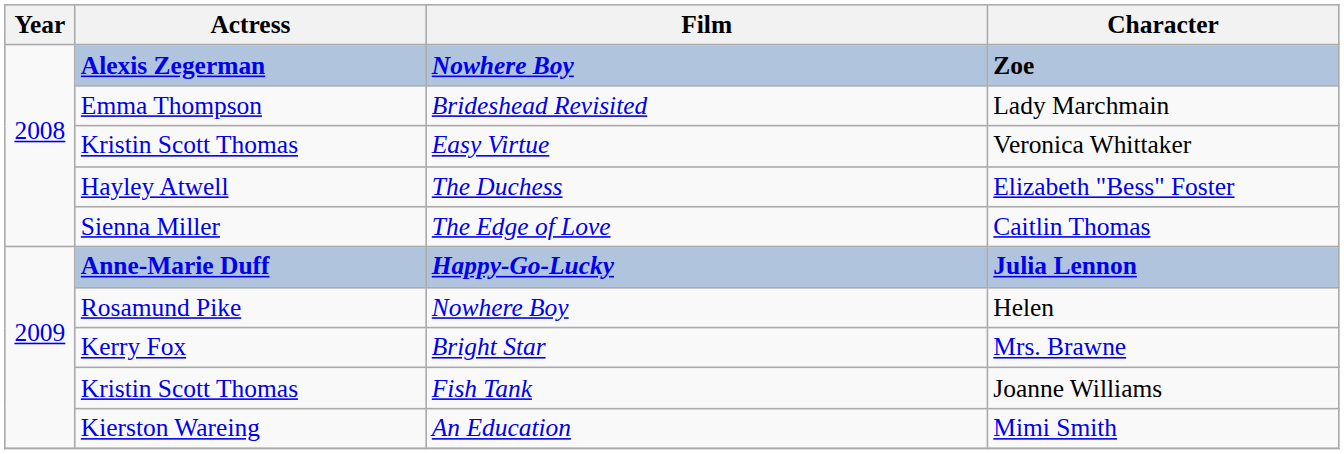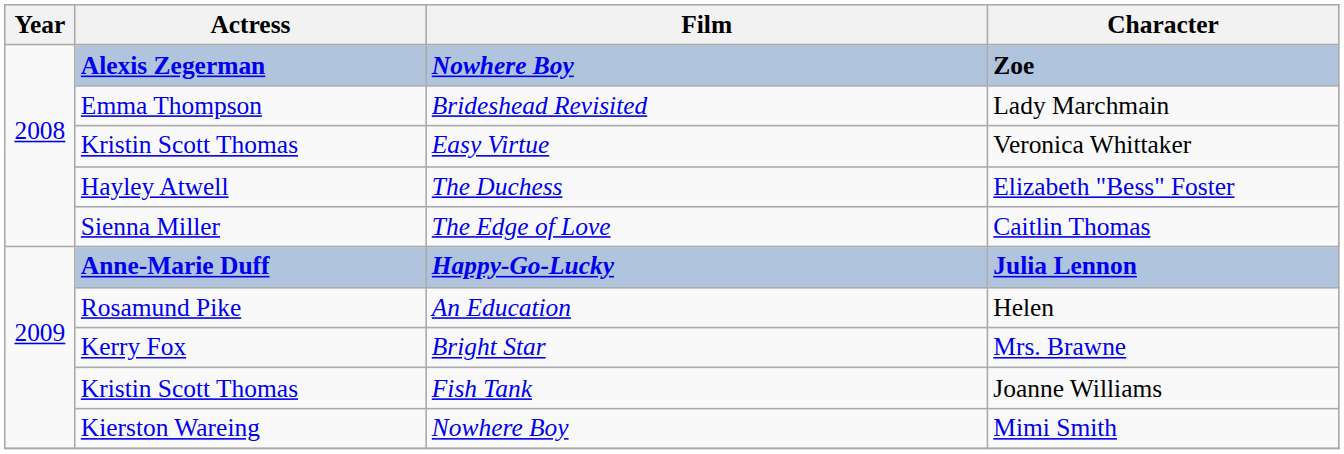(500, 307) Nowhere Boy -> (501, 307) An Education
(501, 428) An Education -> (500, 428) Nowhere Boy
